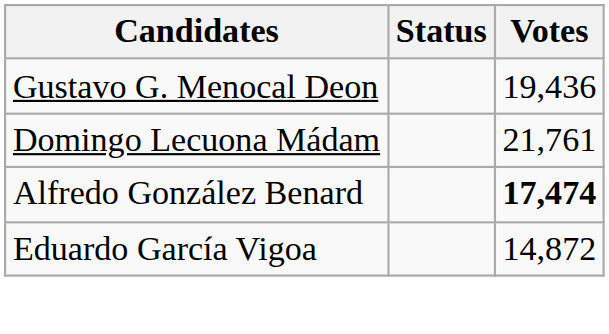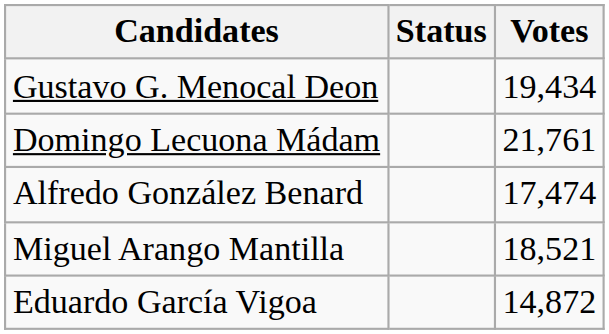(549, 85) 19,436 -> (549, 85) 19,434
(549, 193) bold -> (549, 193) normal
+ row: (179, 247)
